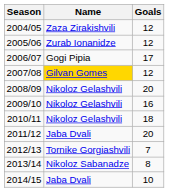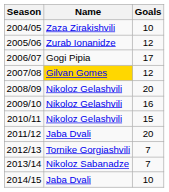(148, 28) 12 -> (148, 28) 10
(148, 119) 18 -> (148, 119) 15
(148, 165) 8 -> (148, 165) 7
